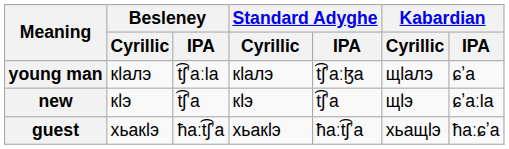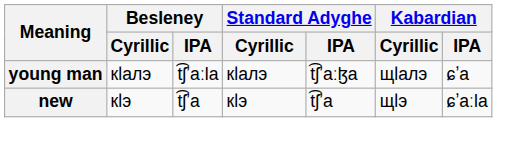- row: (56, 130)
